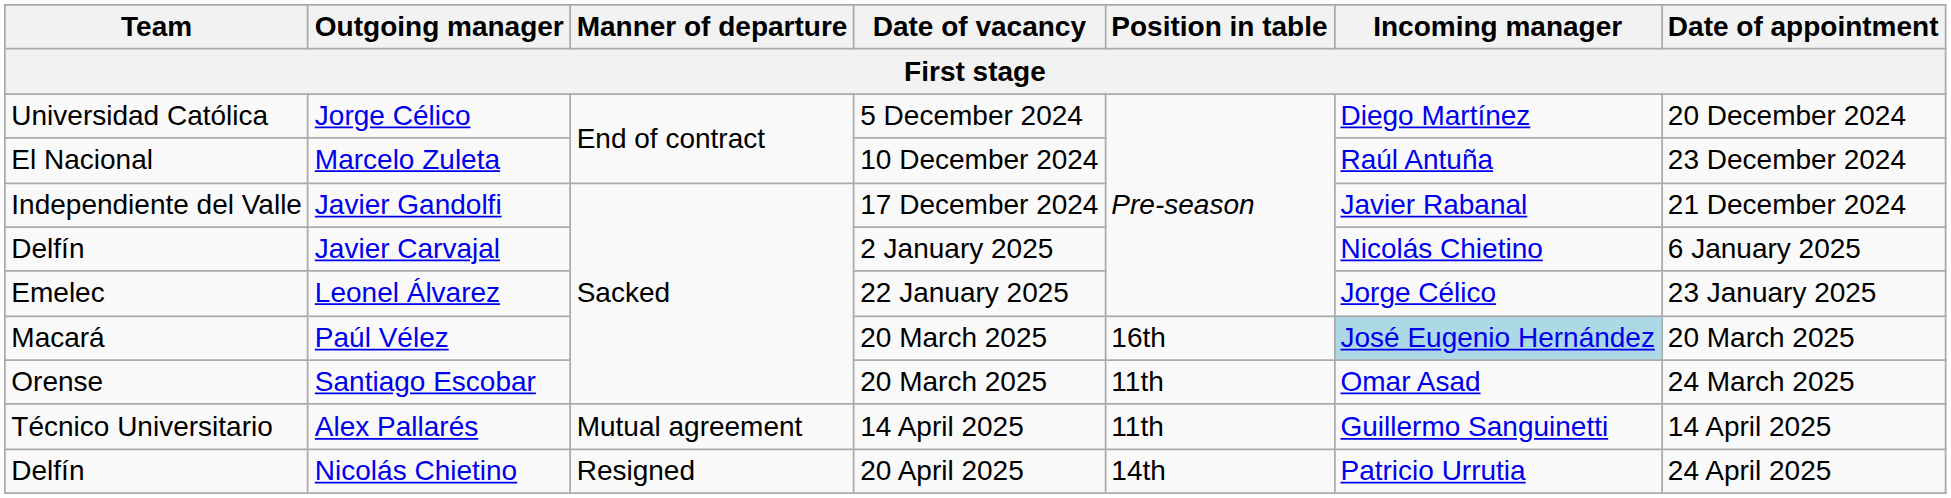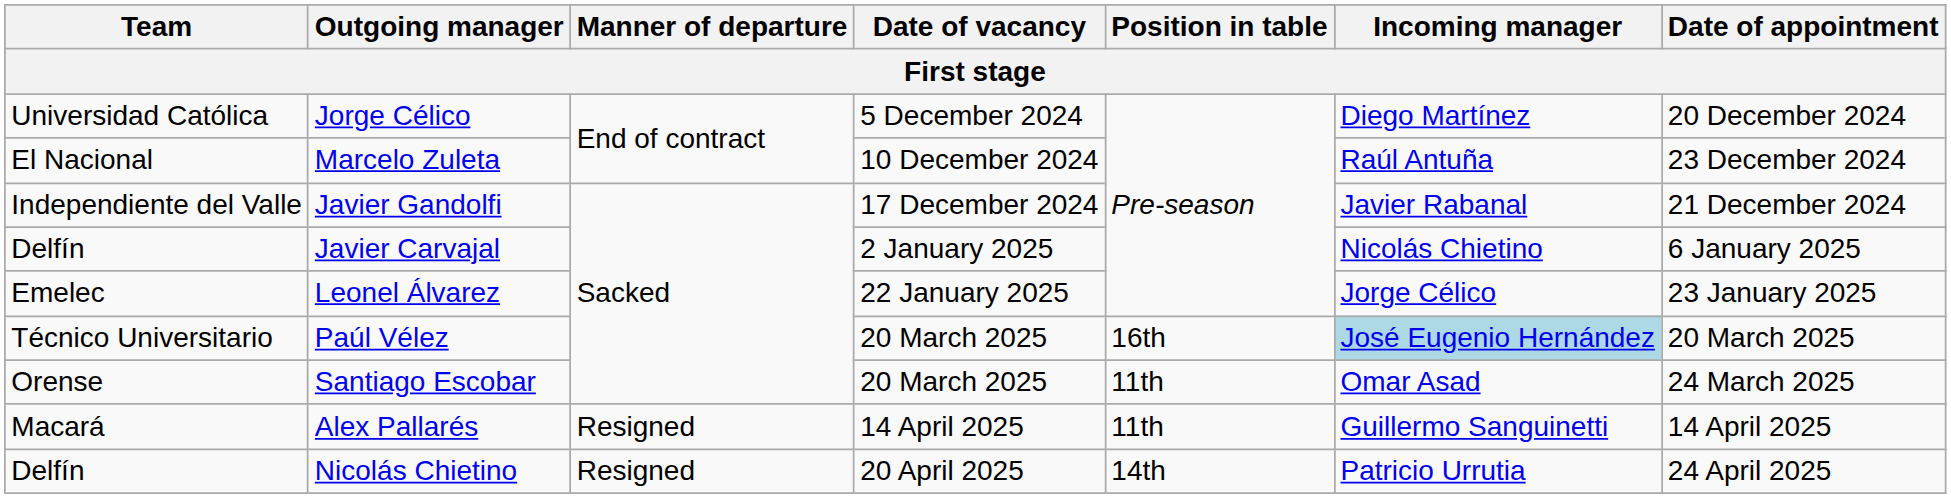(58, 337) Macará -> (142, 337) Técnico Universitario
(142, 426) Técnico Universitario -> (58, 426) Macará
(690, 426) Mutual agreement -> (636, 426) Resigned
